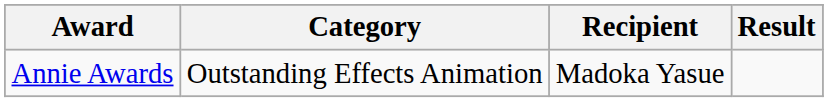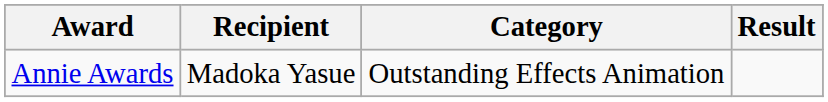columns swapped: (365, 27) <-> (640, 27)
